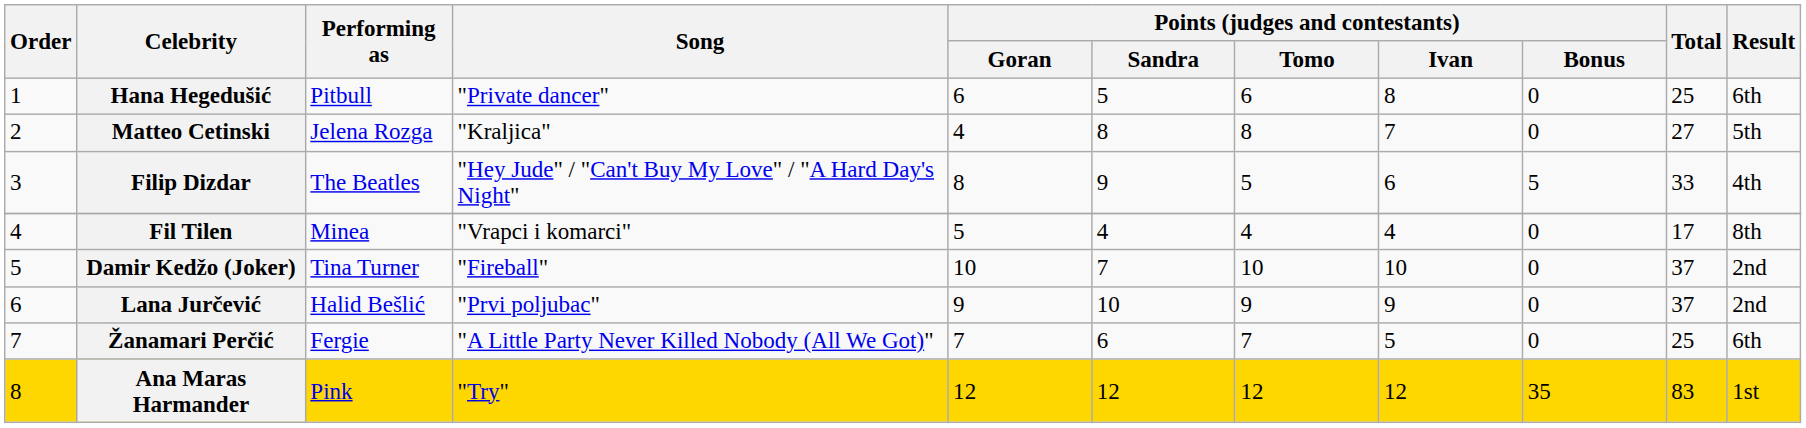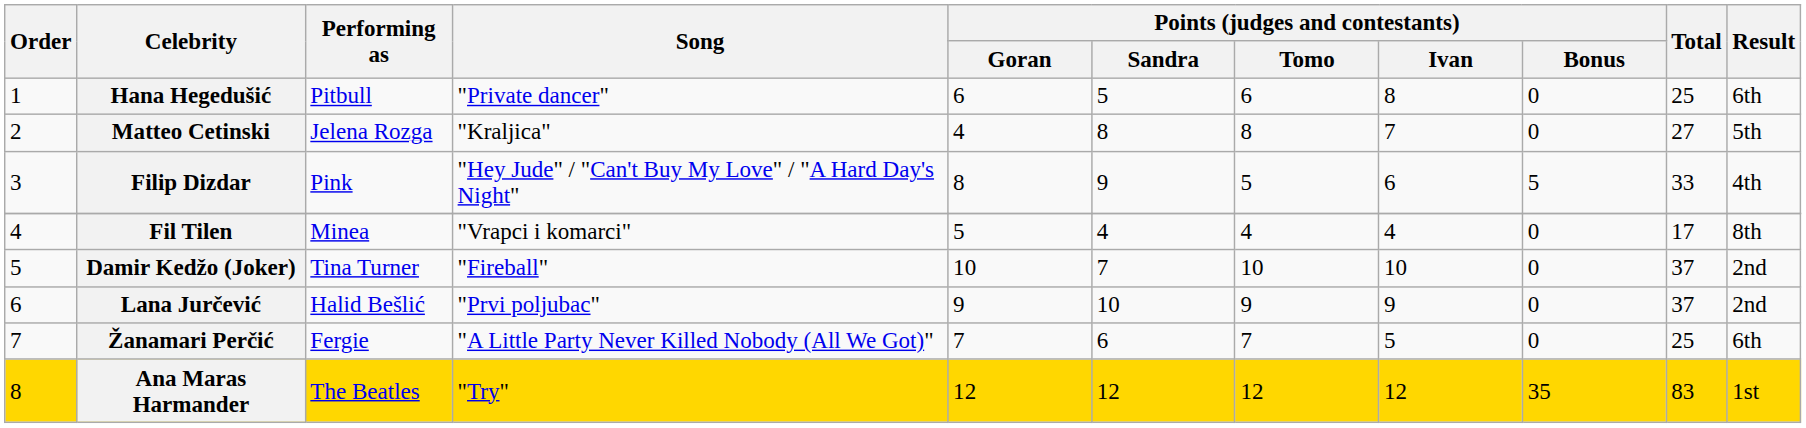(365, 181) The Beatles -> (331, 181) Pink
(331, 390) Pink -> (365, 390) The Beatles
